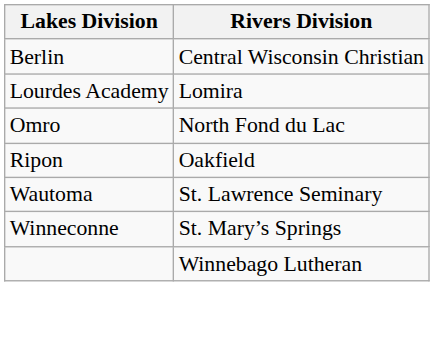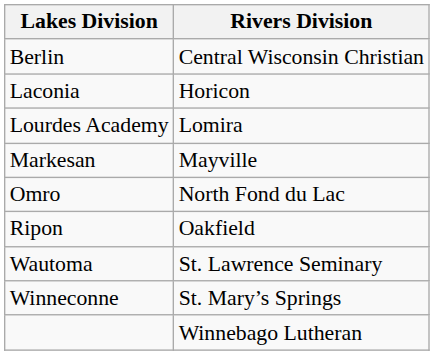+ row: (45, 90)
+ row: (53, 159)
